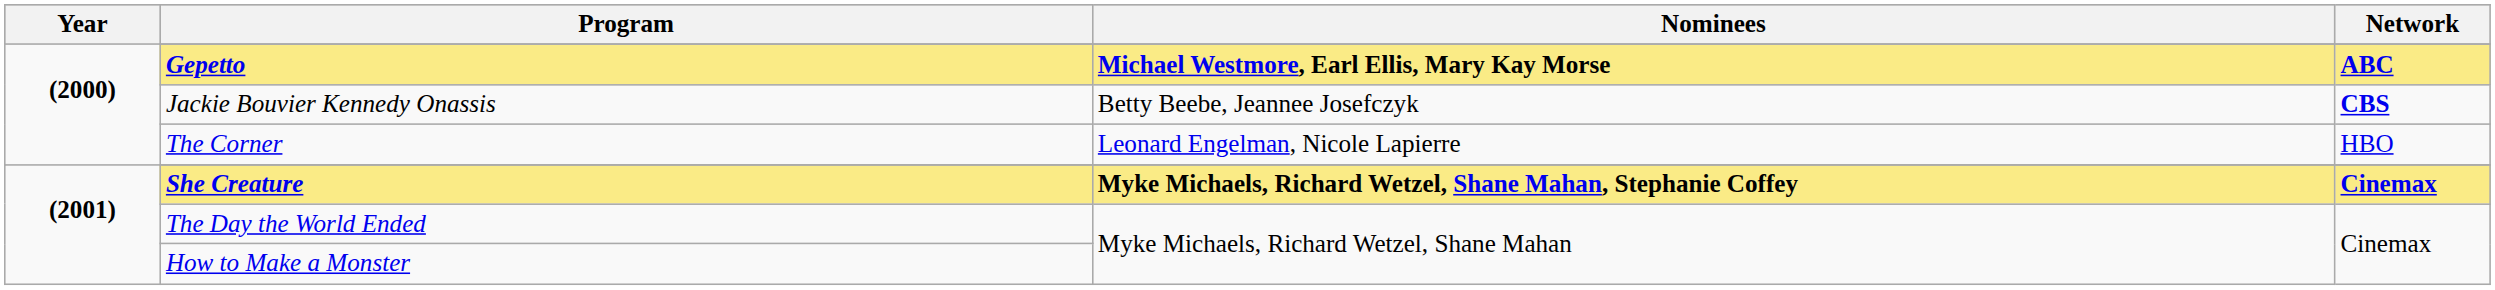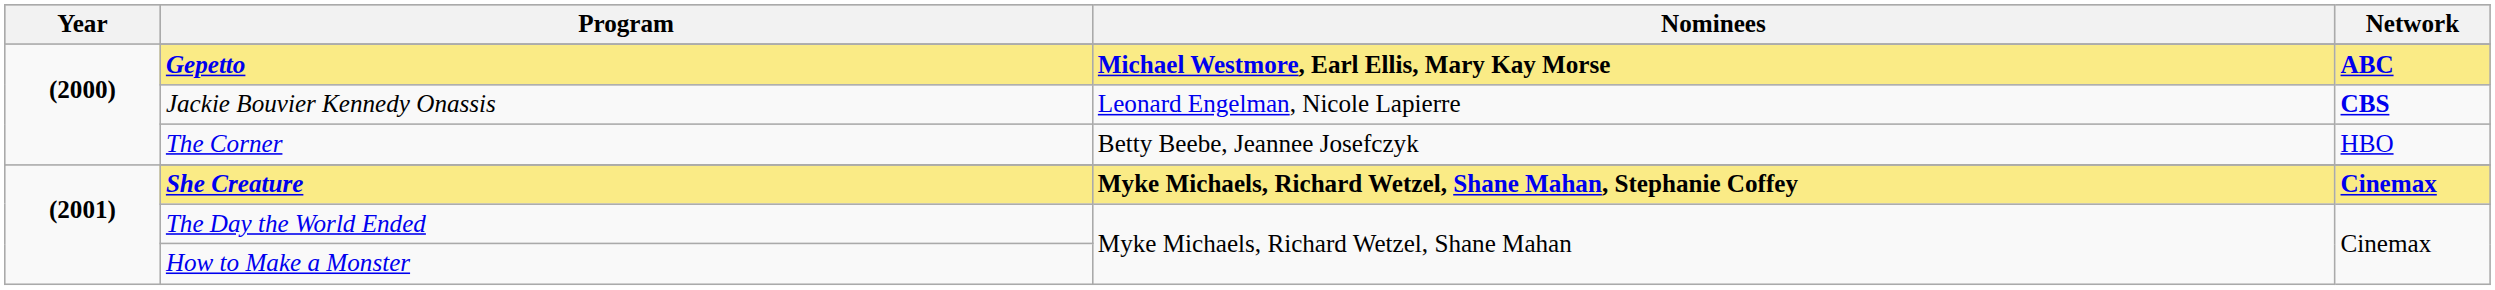(1258, 104) Betty Beebe, Jeannee Josefczyk -> (1279, 104) Leonard Engelman, Nicole Lapierre
(1279, 143) Leonard Engelman, Nicole Lapierre -> (1258, 143) Betty Beebe, Jeannee Josefczyk
